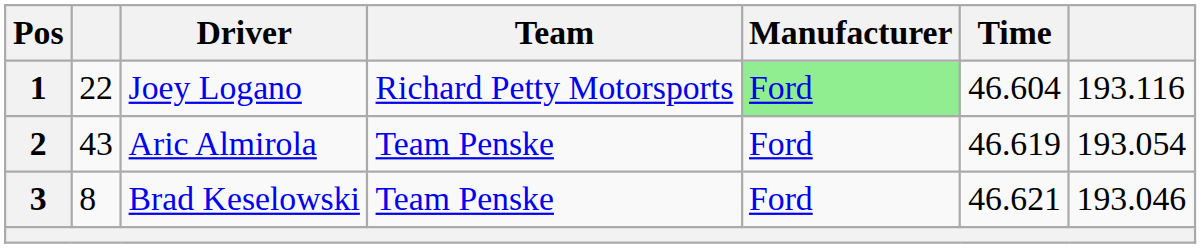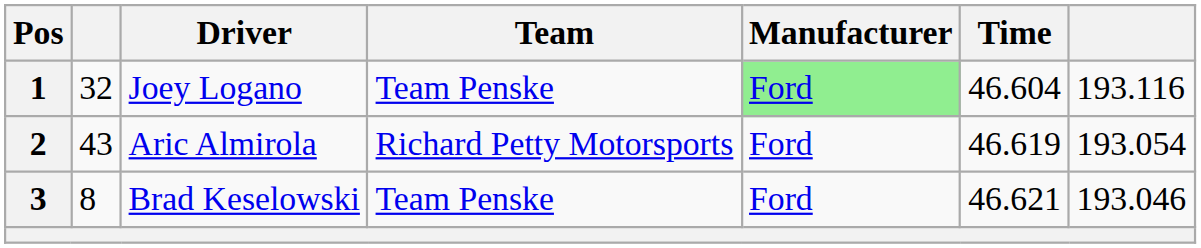(96, 88) 22 -> (96, 88) 32
(554, 88) Richard Petty Motorsports -> (465, 88) Team Penske
(465, 143) Team Penske -> (554, 143) Richard Petty Motorsports
